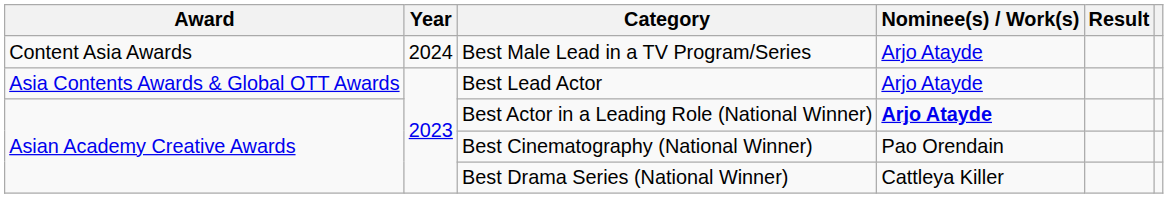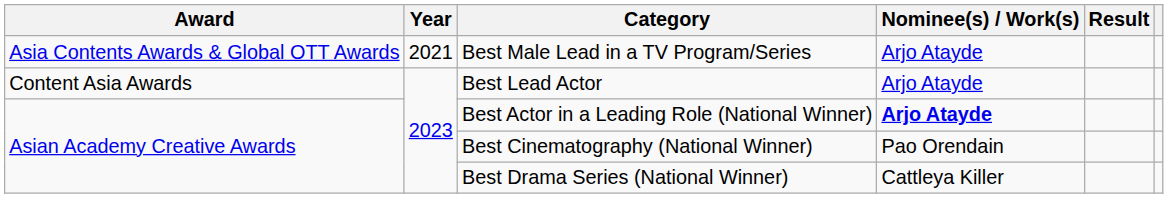(101, 51) Content Asia Awards -> (204, 51) Asia Contents Awards & Global OTT Awards
(431, 51) 2024 -> (431, 51) 2021
(204, 83) Asia Contents Awards & Global OTT Awards -> (101, 83) Content Asia Awards
